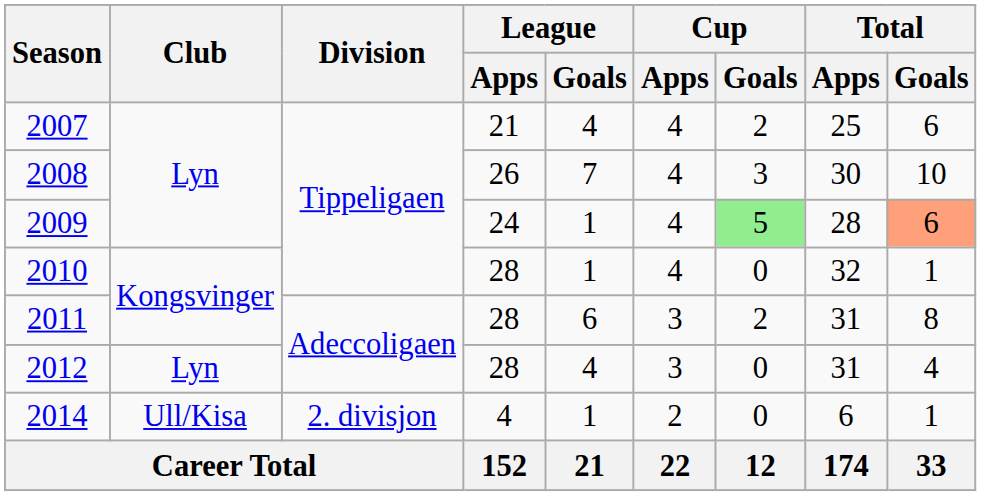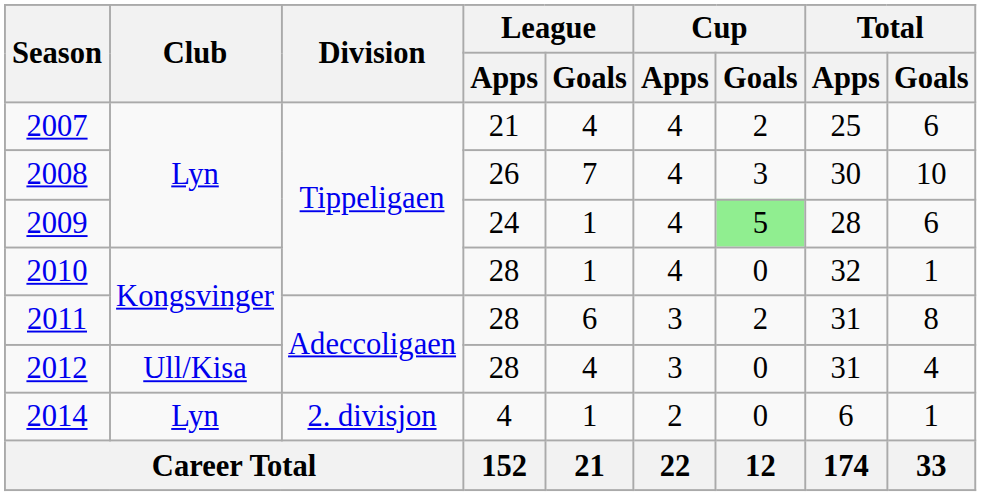(931, 222) lightsalmon background -> (931, 222) no background
(195, 367) Lyn -> (195, 367) Ull/Kisa
(195, 416) Ull/Kisa -> (195, 416) Lyn
